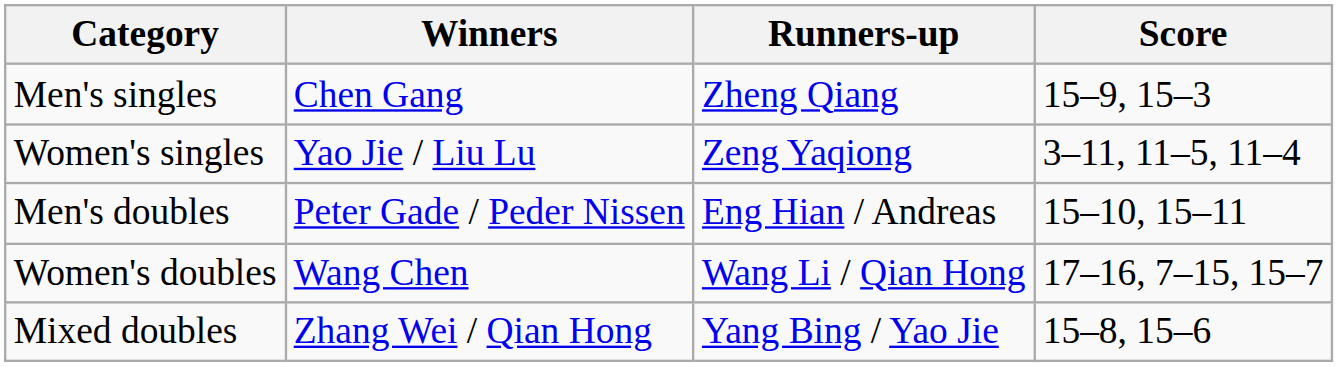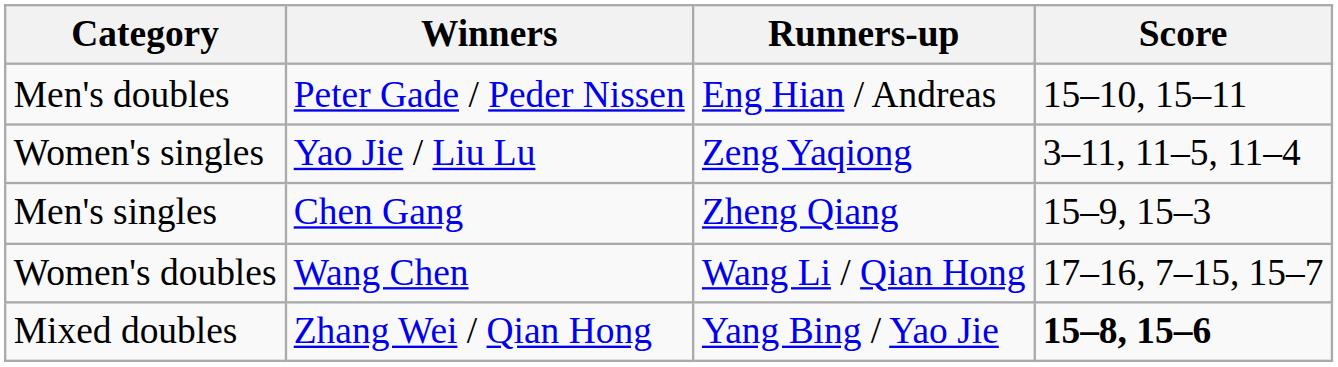rows swapped: (115, 93) <-> (122, 212)
(1127, 331) normal -> (1127, 331) bold
